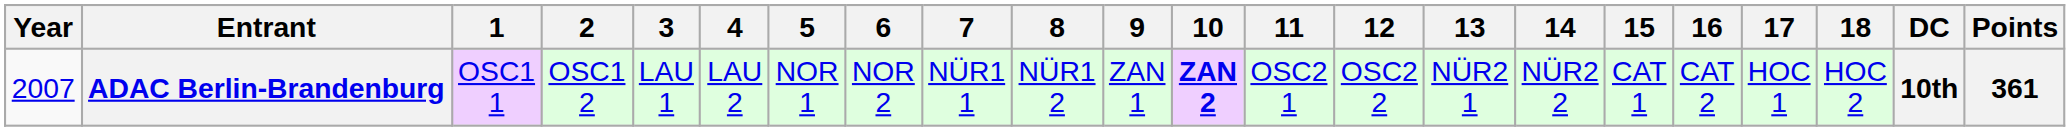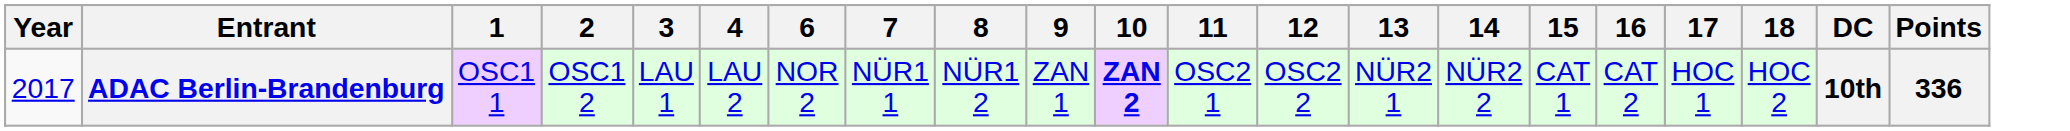- column: (807, 27)
(43, 87) 2007 -> (43, 87) 2017
(2015, 87) 361 -> (1939, 87) 336
